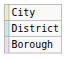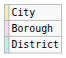rows swapped: (32, 45) <-> (35, 29)
